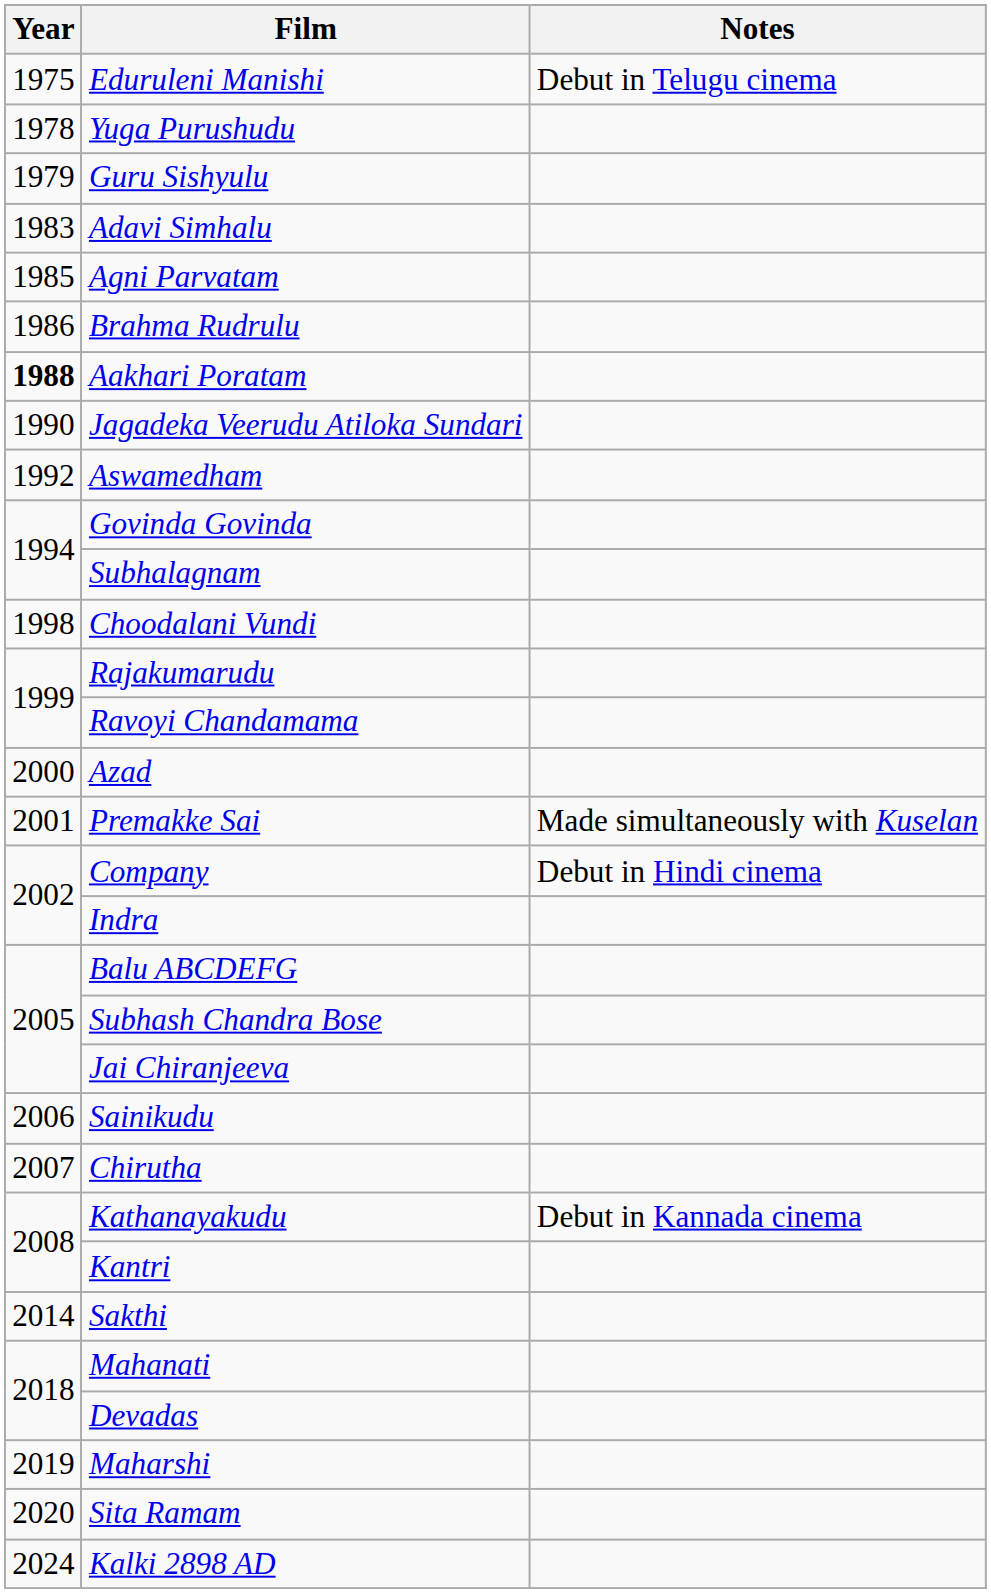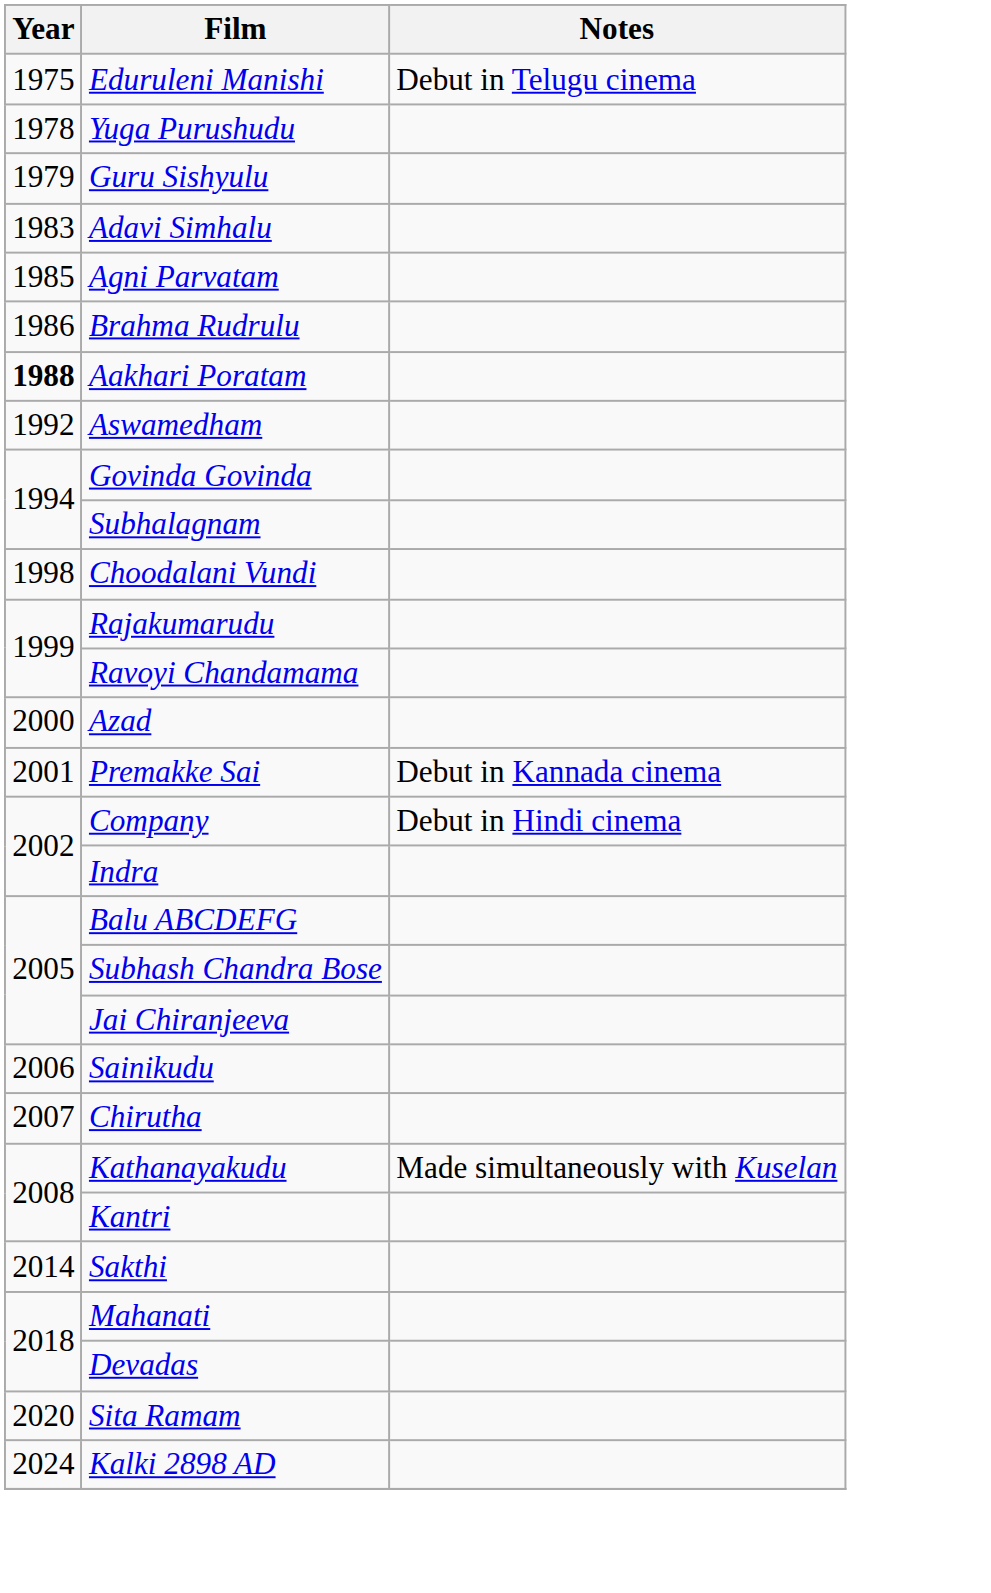- row: (306, 425)
(757, 820) Made simultaneously with Kuselan -> (559, 771) Debut in Kannada cinema
(699, 1216) Debut in Kannada cinema -> (617, 1167) Made simultaneously with Kuselan
- row: (150, 1464)
